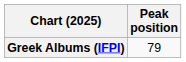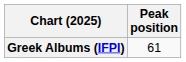(154, 47) 79 -> (154, 47) 61
